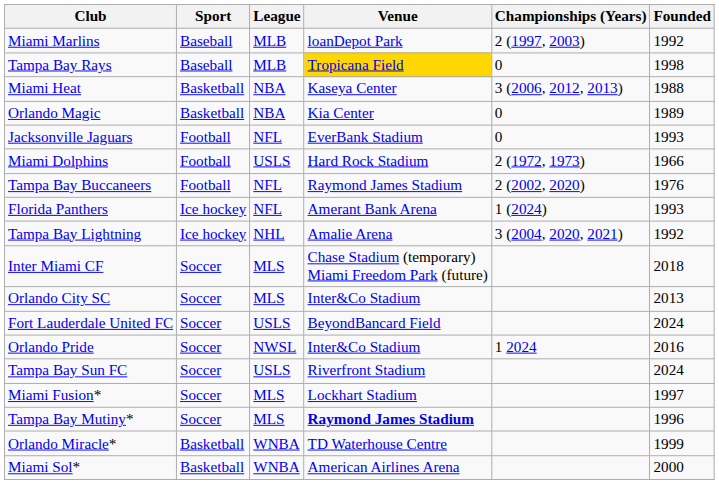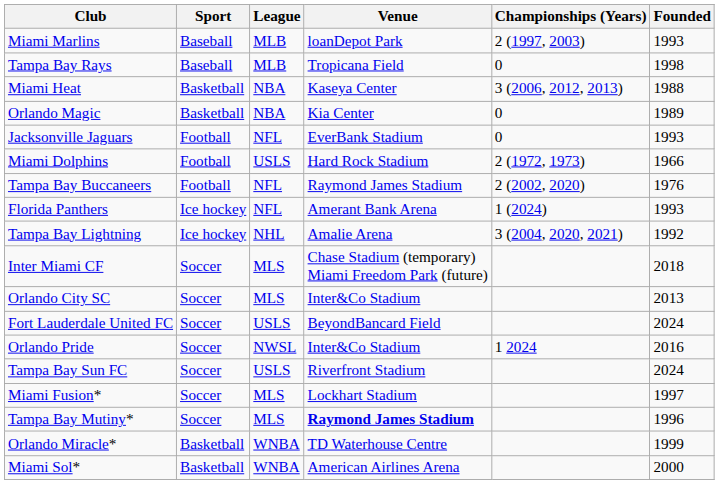(669, 40) 1992 -> (669, 40) 1993
(356, 64) gold background -> (356, 64) no background
